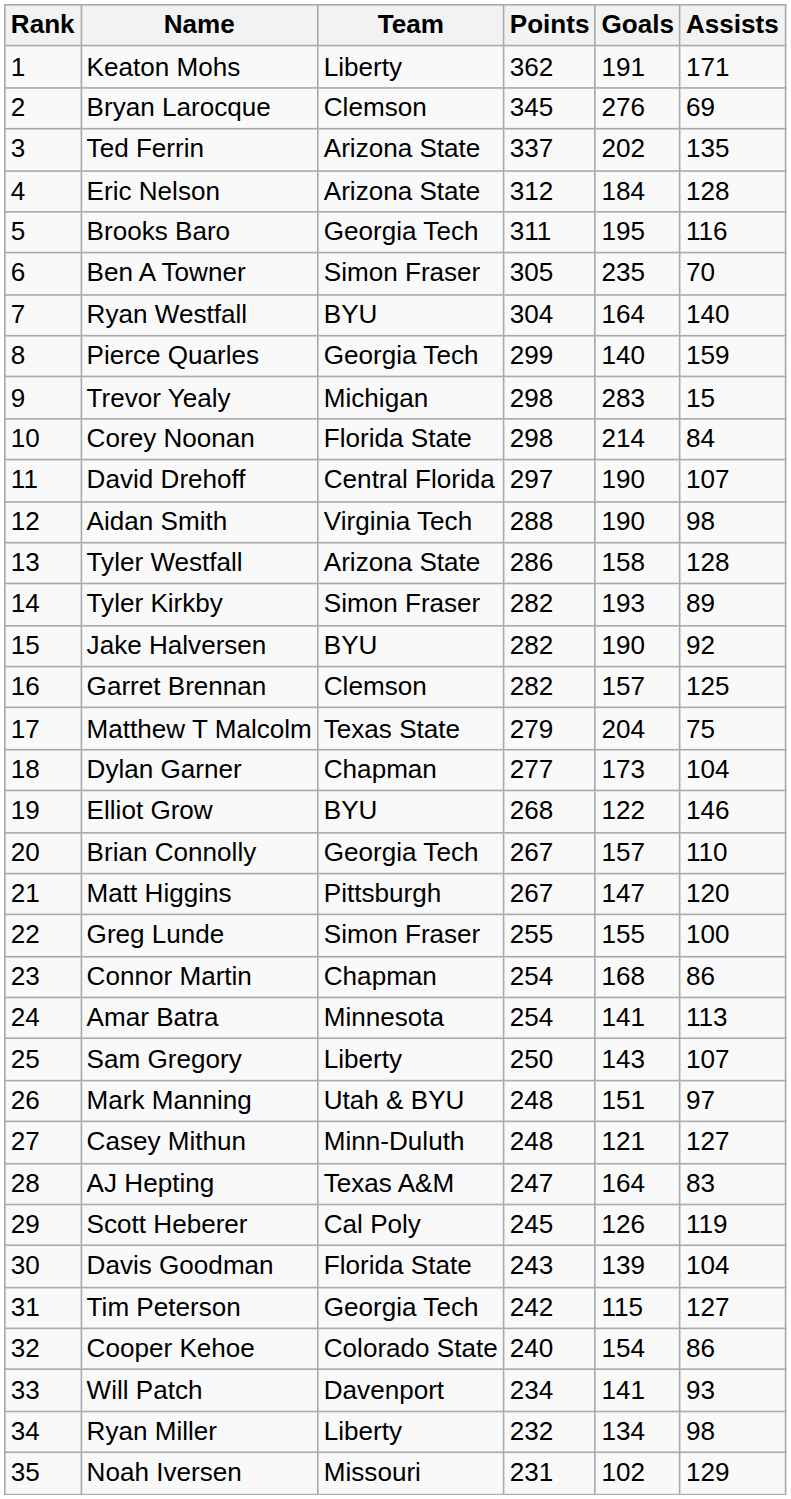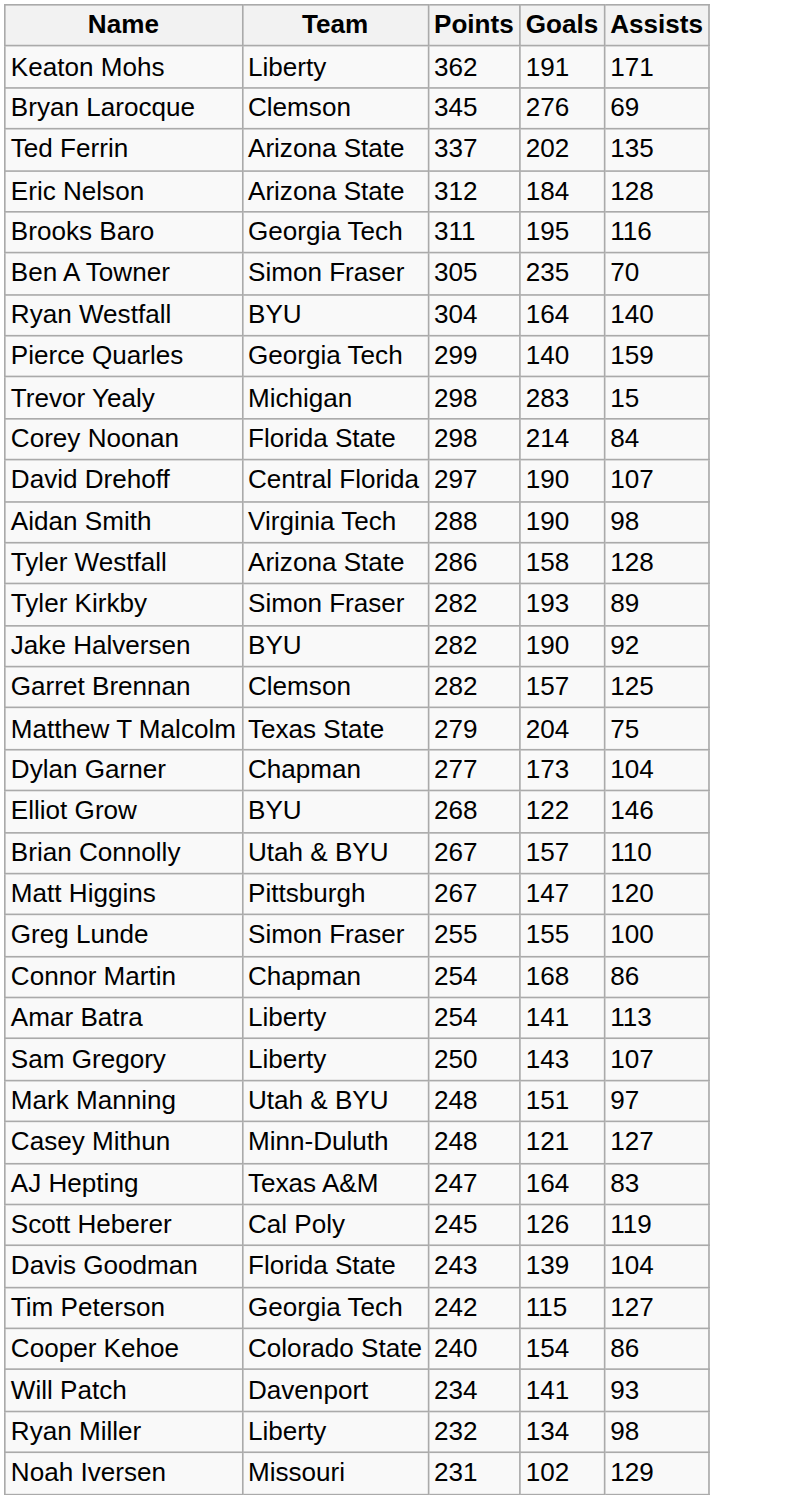- column: (43, 25)
(401, 852) Georgia Tech -> (318, 852) Utah & BYU
(384, 1017) Minnesota -> (287, 1017) Liberty
